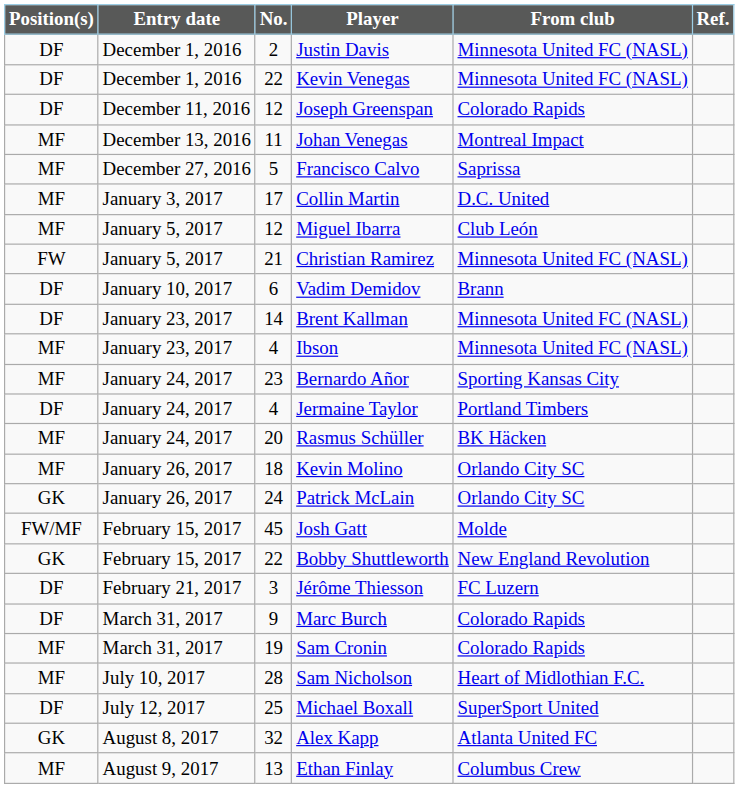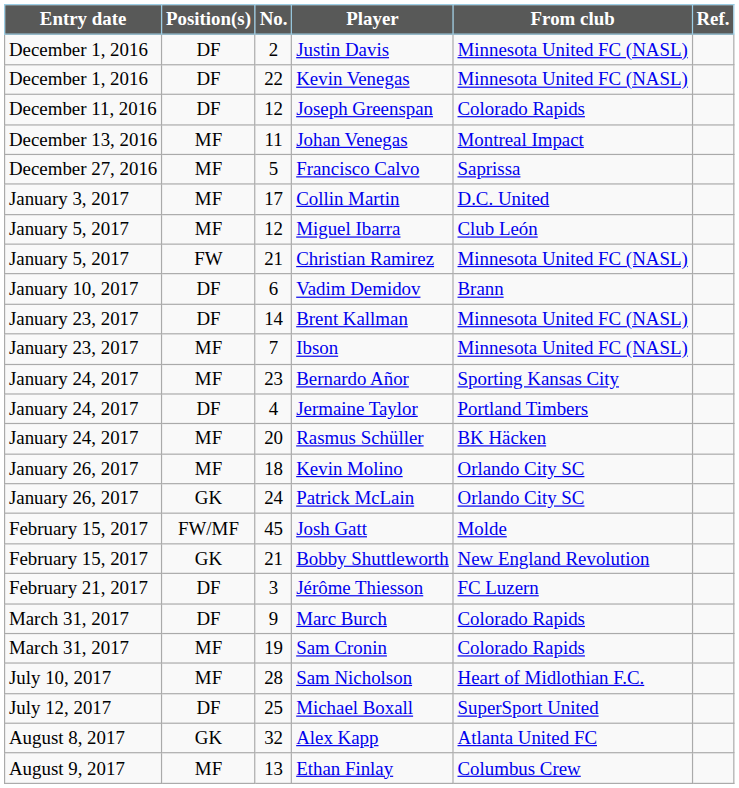columns swapped: (177, 19) <-> (51, 19)
(274, 348) 4 -> (274, 348) 7
(274, 558) 22 -> (274, 558) 21
